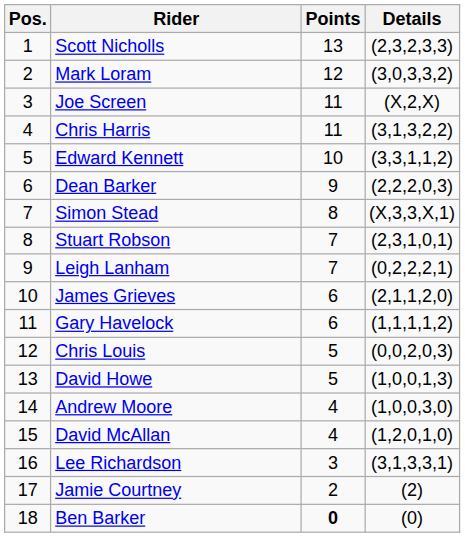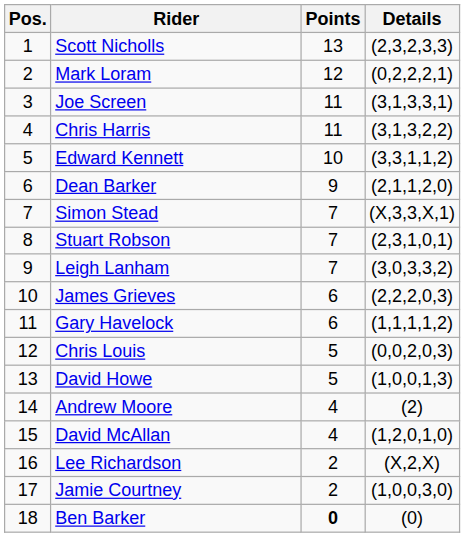(412, 74) (3,0,3,3,2) -> (412, 74) (0,2,2,2,1)
(412, 102) (X,2,X) -> (412, 102) (3,1,3,3,1)
(412, 185) (2,2,2,0,3) -> (412, 185) (2,1,1,2,0)
(333, 213) 8 -> (333, 213) 7
(412, 268) (0,2,2,2,1) -> (412, 268) (3,0,3,3,2)
(412, 296) (2,1,1,2,0) -> (412, 296) (2,2,2,0,3)
(412, 407) (1,0,0,3,0) -> (412, 407) (2)
(333, 462) 3 -> (333, 462) 2
(412, 462) (3,1,3,3,1) -> (412, 462) (X,2,X)
(412, 490) (2) -> (412, 490) (1,0,0,3,0)
